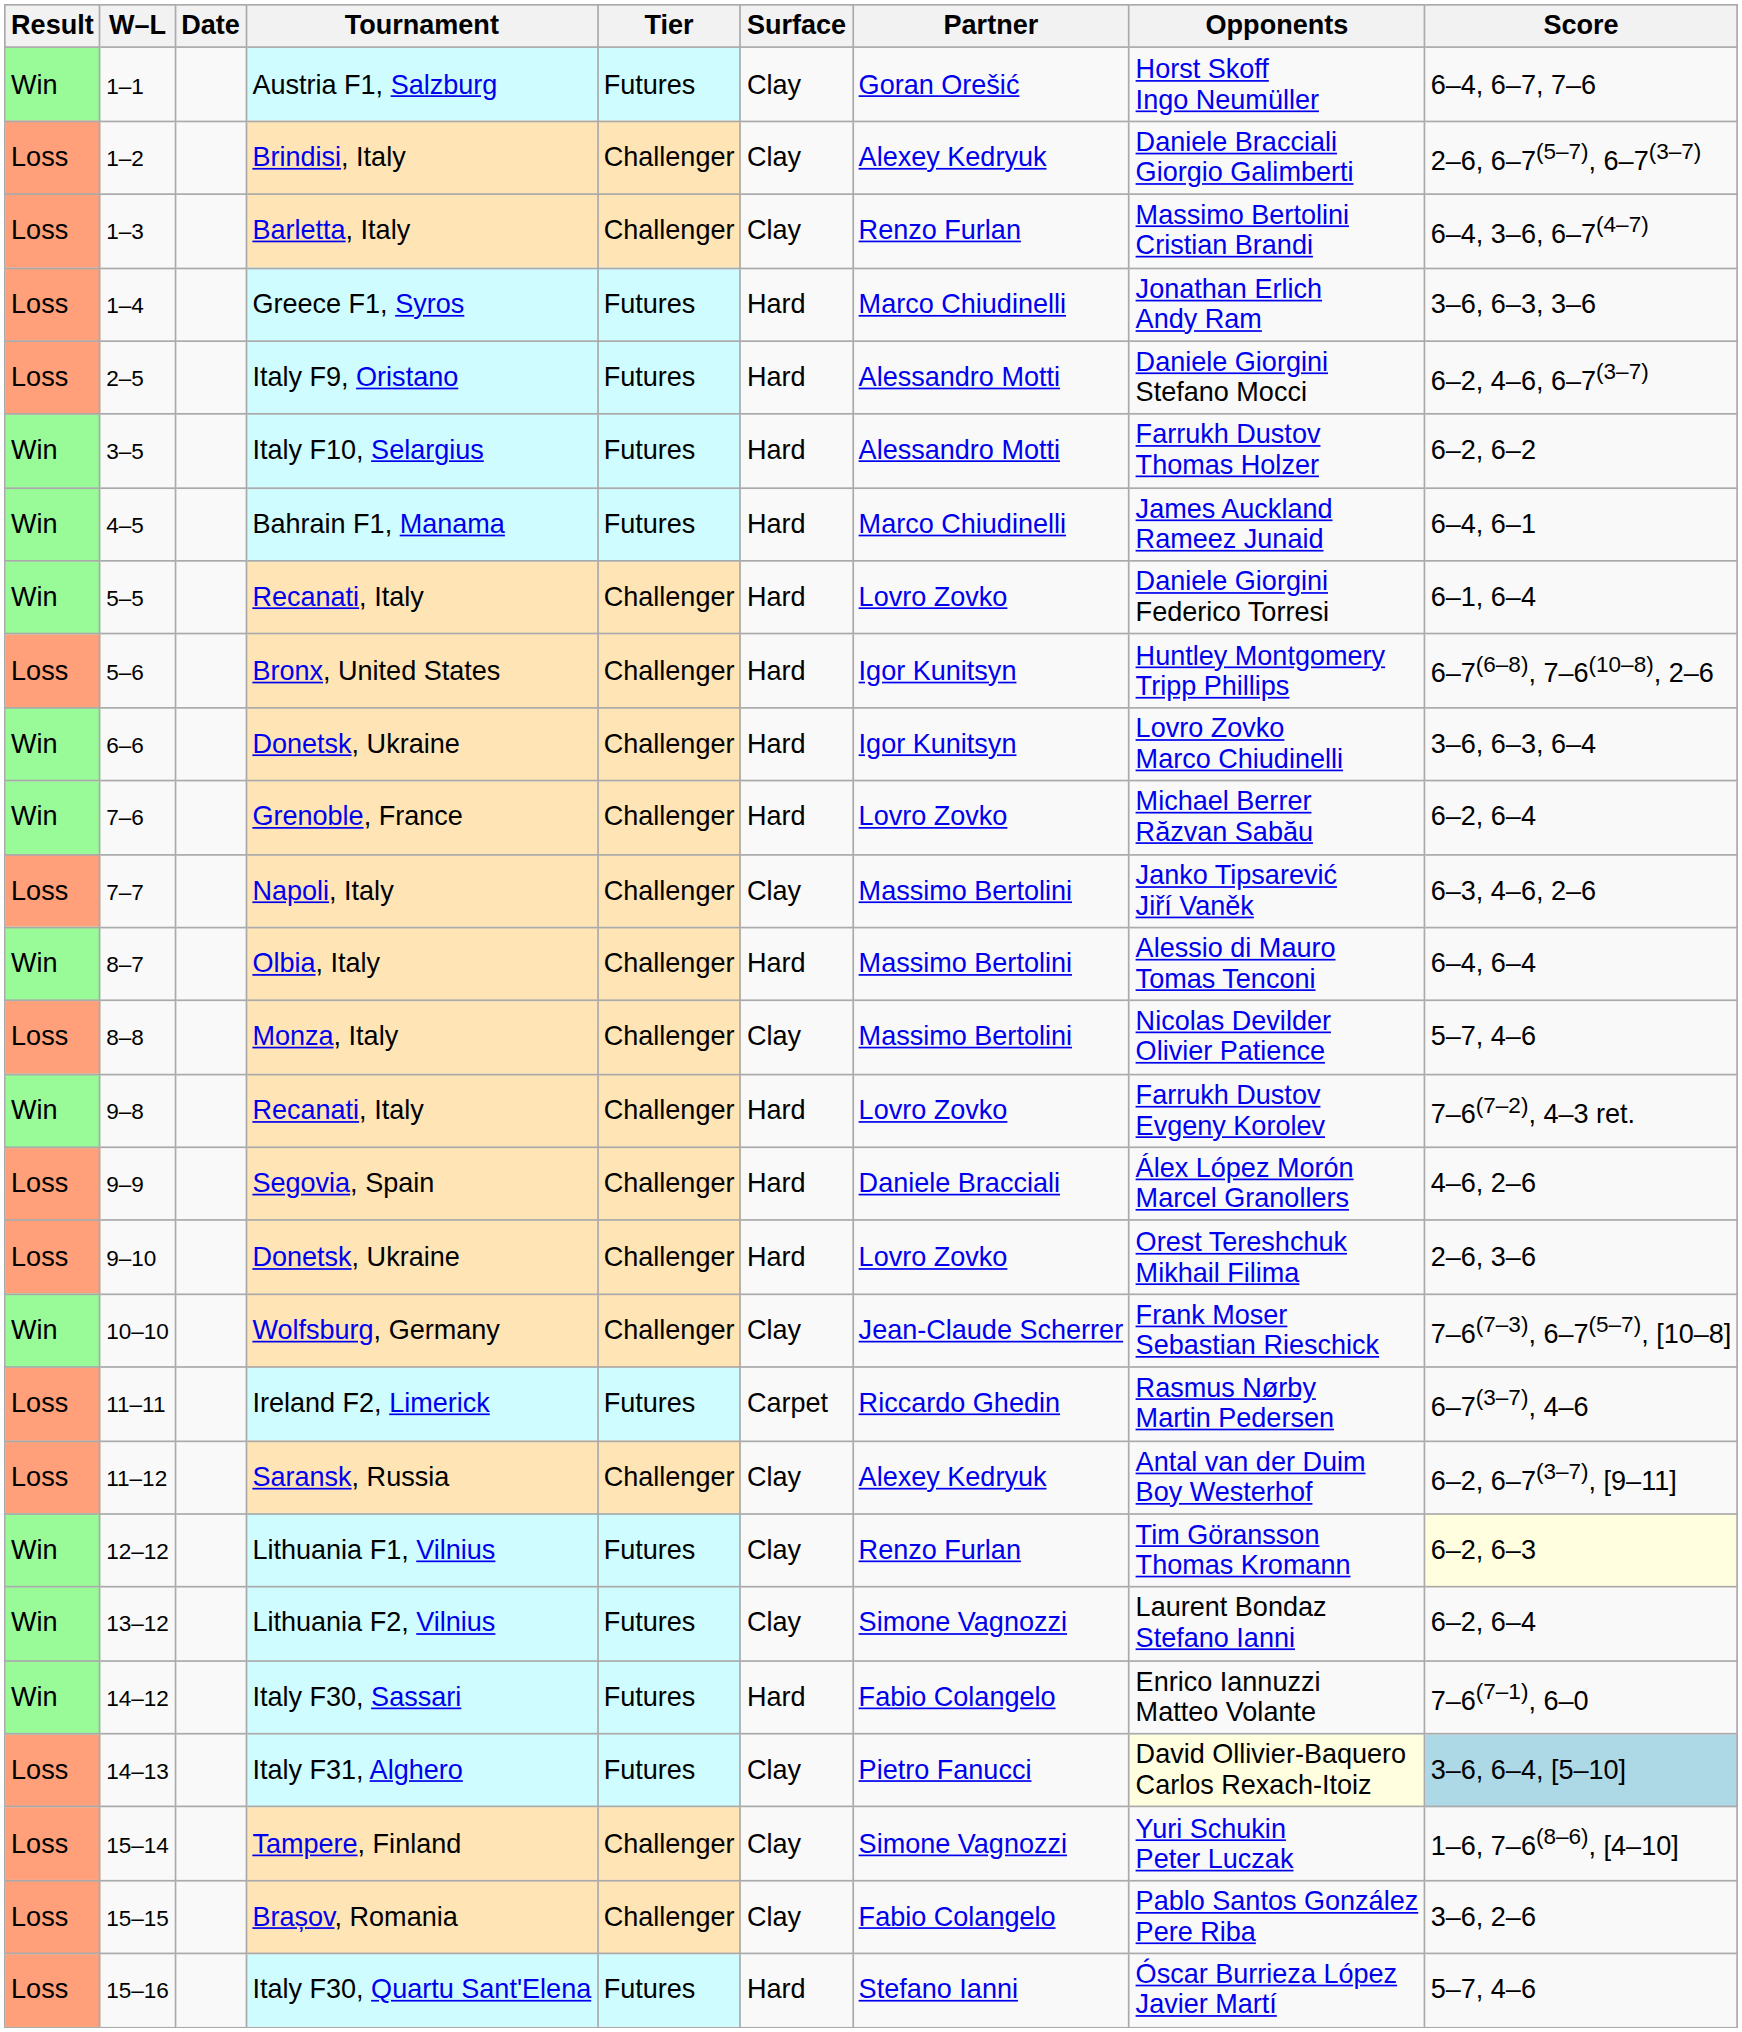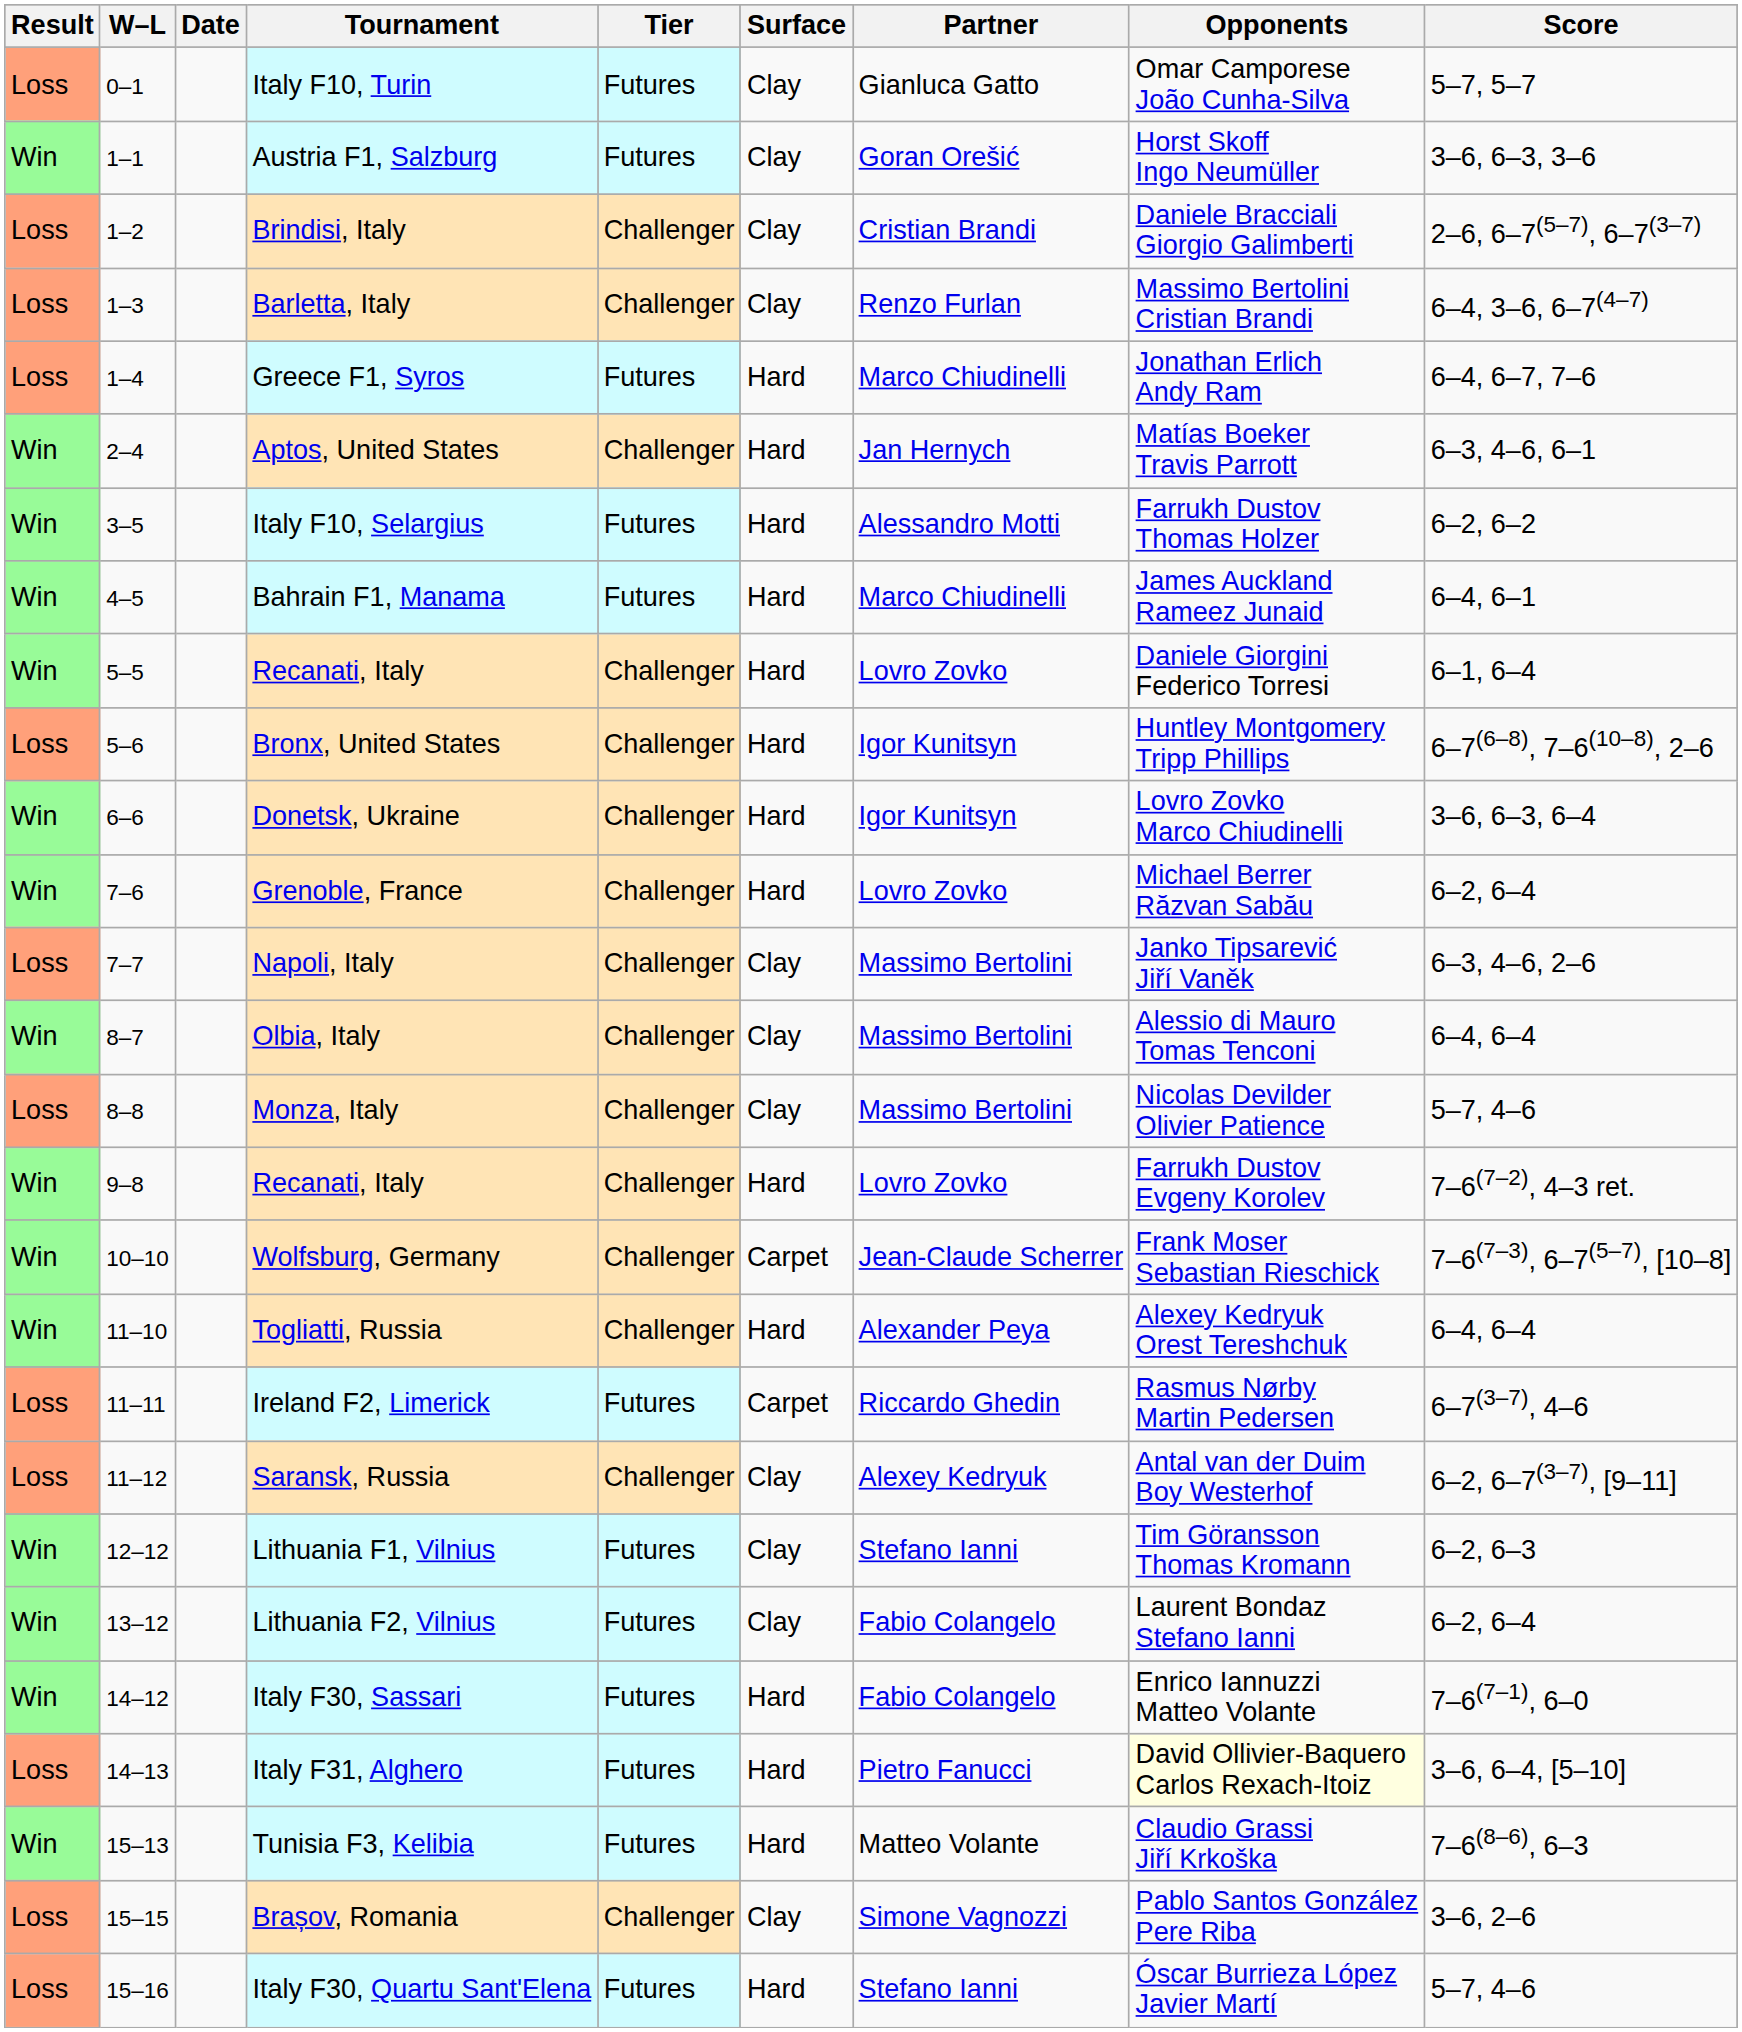+ row: (125, 85)
(1513, 84) 6–4, 6–7, 7–6 -> (1513, 157) 3–6, 6–3, 3–6
(953, 157) Alexey Kedryuk -> (947, 230) Cristian Brandi
(1513, 303) 3–6, 6–3, 3–6 -> (1513, 377) 6–4, 6–7, 7–6
+ row: (125, 452)
- row: (125, 378)
(776, 963) Hard -> (774, 1036) Clay
- row: (125, 1185)
- row: (131, 1258)
(774, 1330) Clay -> (788, 1256) Carpet
+ row: (137, 1331)
(940, 1550) Renzo Furlan -> (938, 1550) Stefano Ianni
(1483, 1550) lightyellow background -> (1483, 1550) no background
(963, 1623) Simone Vagnozzi -> (957, 1623) Fabio Colangelo
(774, 1770) Clay -> (776, 1770) Hard
(1528, 1770) lightblue background -> (1528, 1770) no background
+ row: (138, 1845)
- row: (138, 1845)
(957, 1916) Fabio Colangelo -> (963, 1916) Simone Vagnozzi
